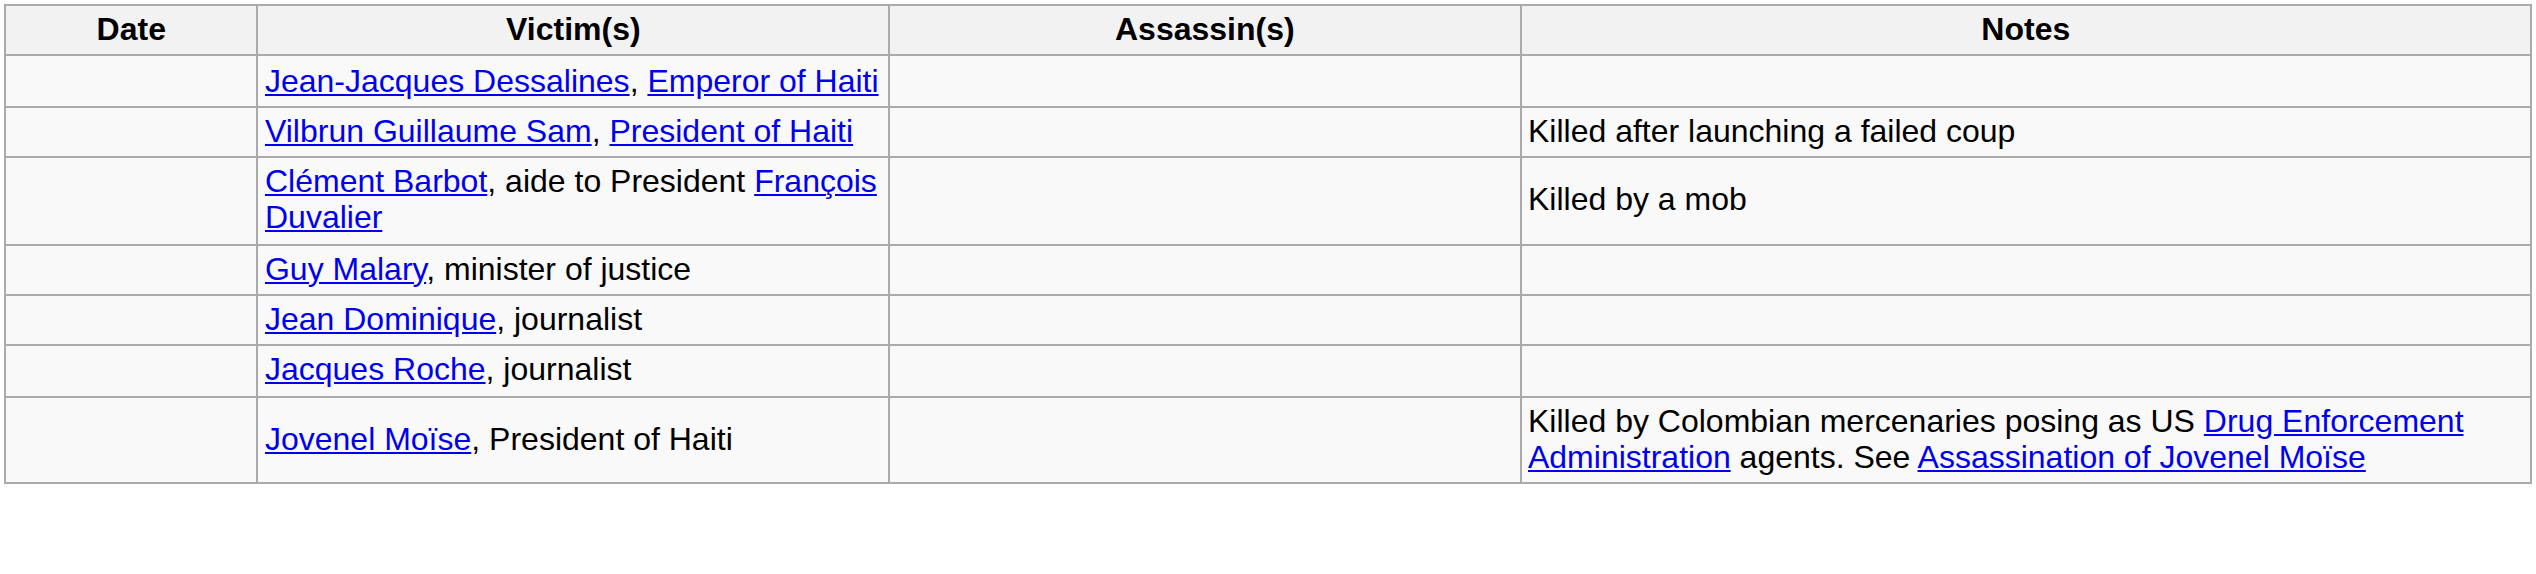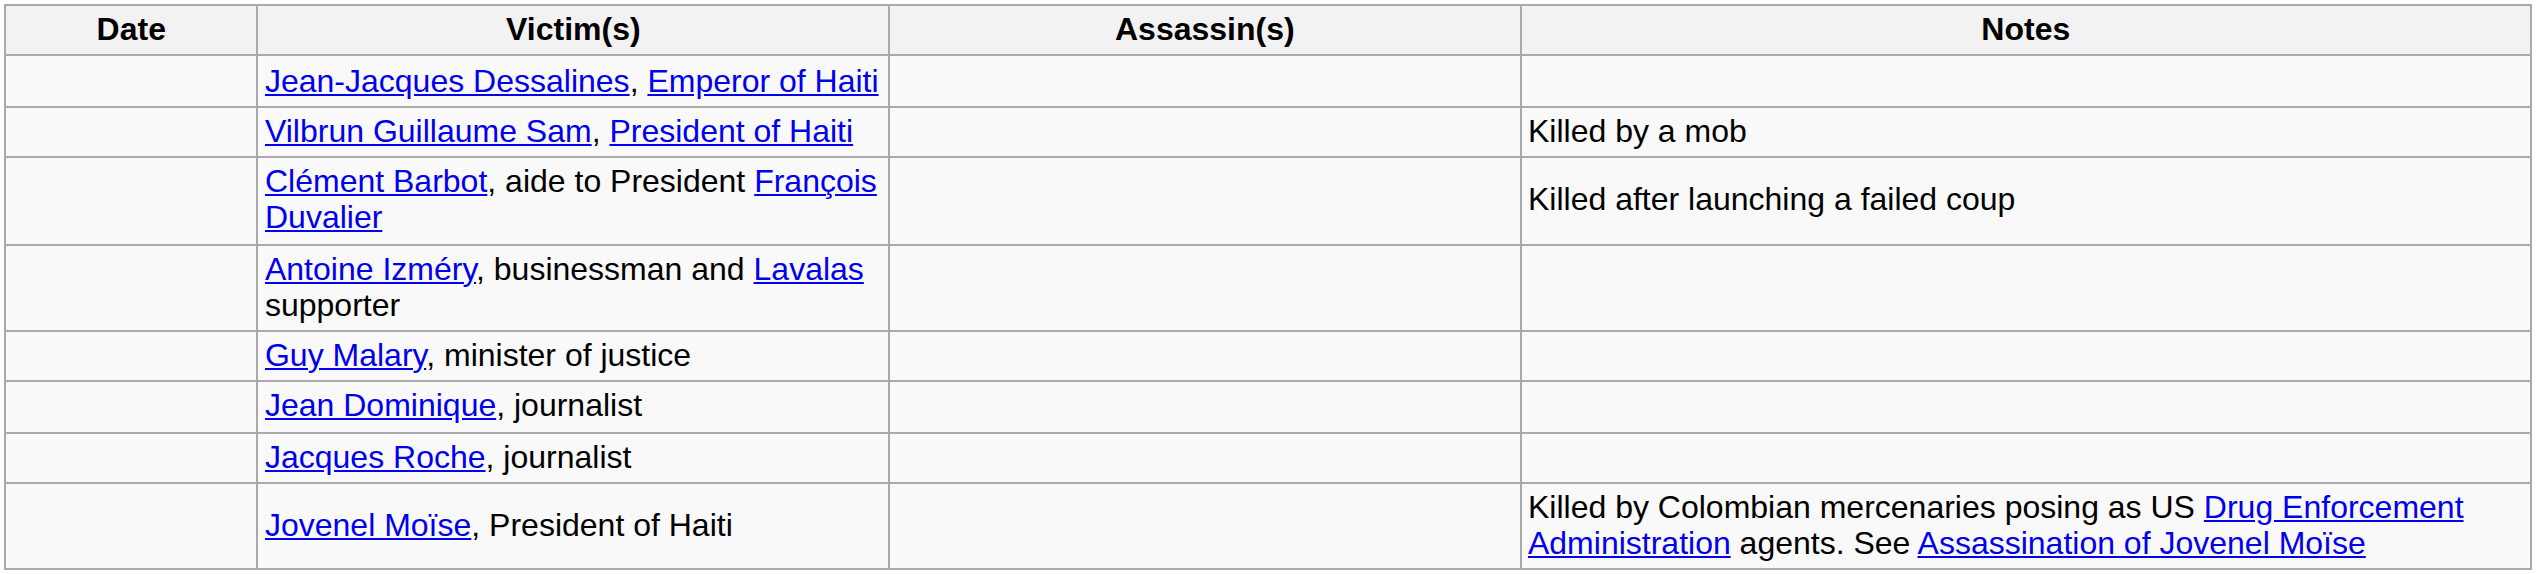(1772, 131) Killed after launching a failed coup -> (1637, 131) Killed by a mob
(1637, 200) Killed by a mob -> (1772, 200) Killed after launching a failed coup
+ row: (564, 286)
